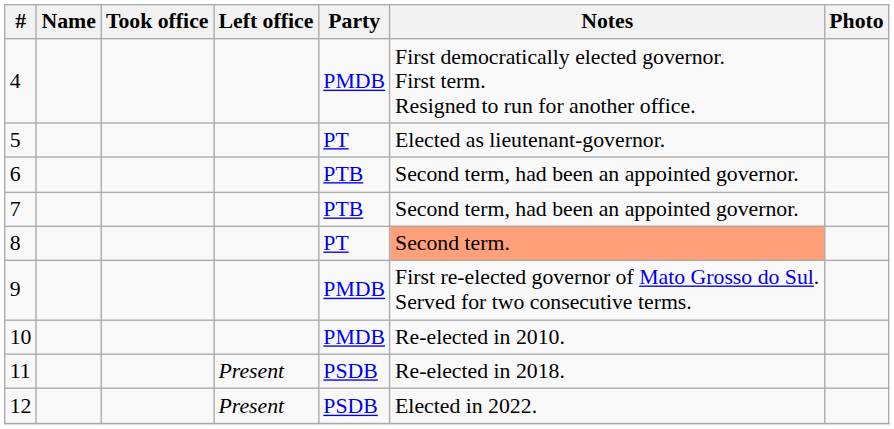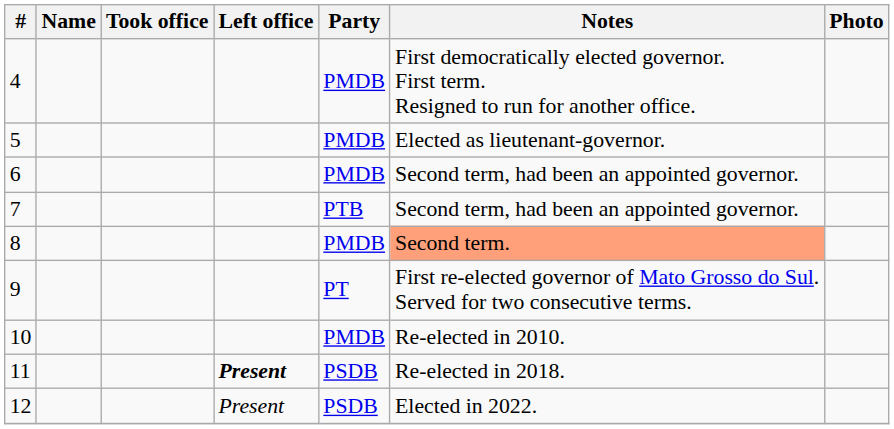(336, 139) PT -> (354, 139) PMDB
(343, 174) PTB -> (354, 174) PMDB
(336, 243) PT -> (354, 243) PMDB
(354, 290) PMDB -> (336, 290) PT
(251, 371) normal -> (252, 371) bold
